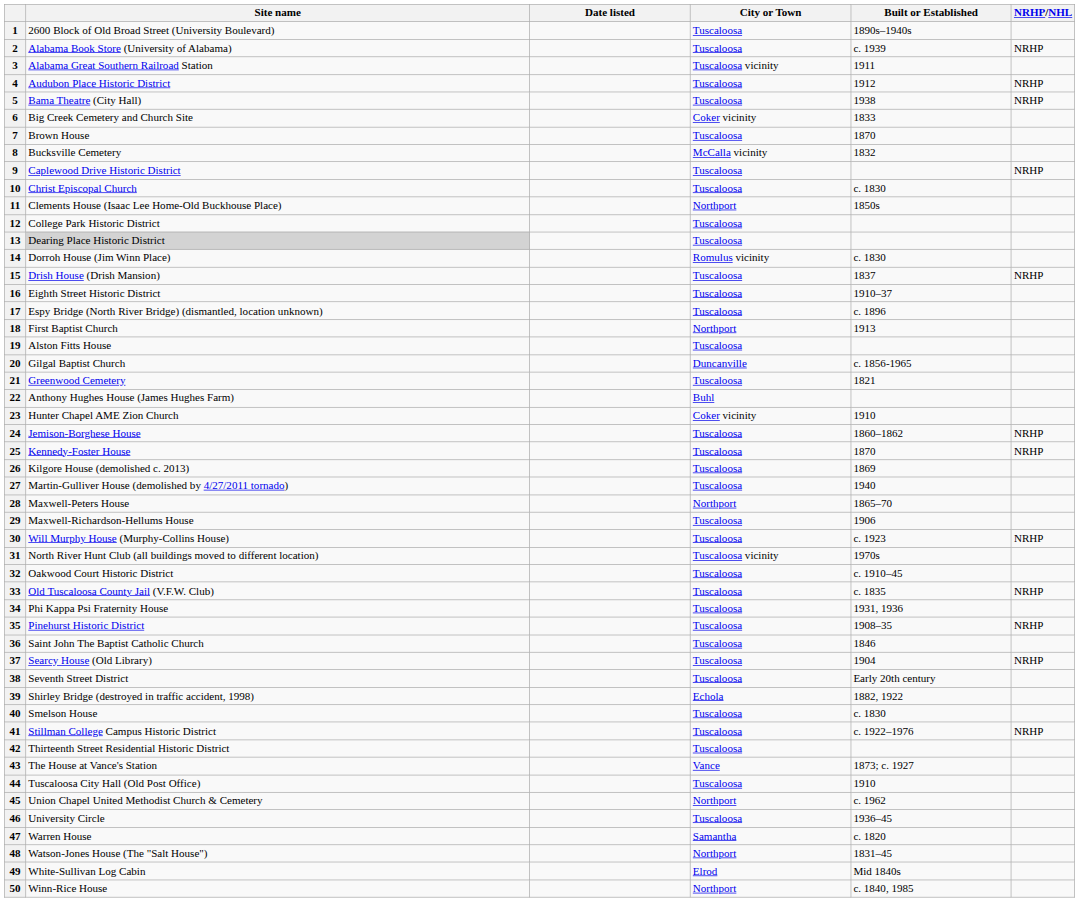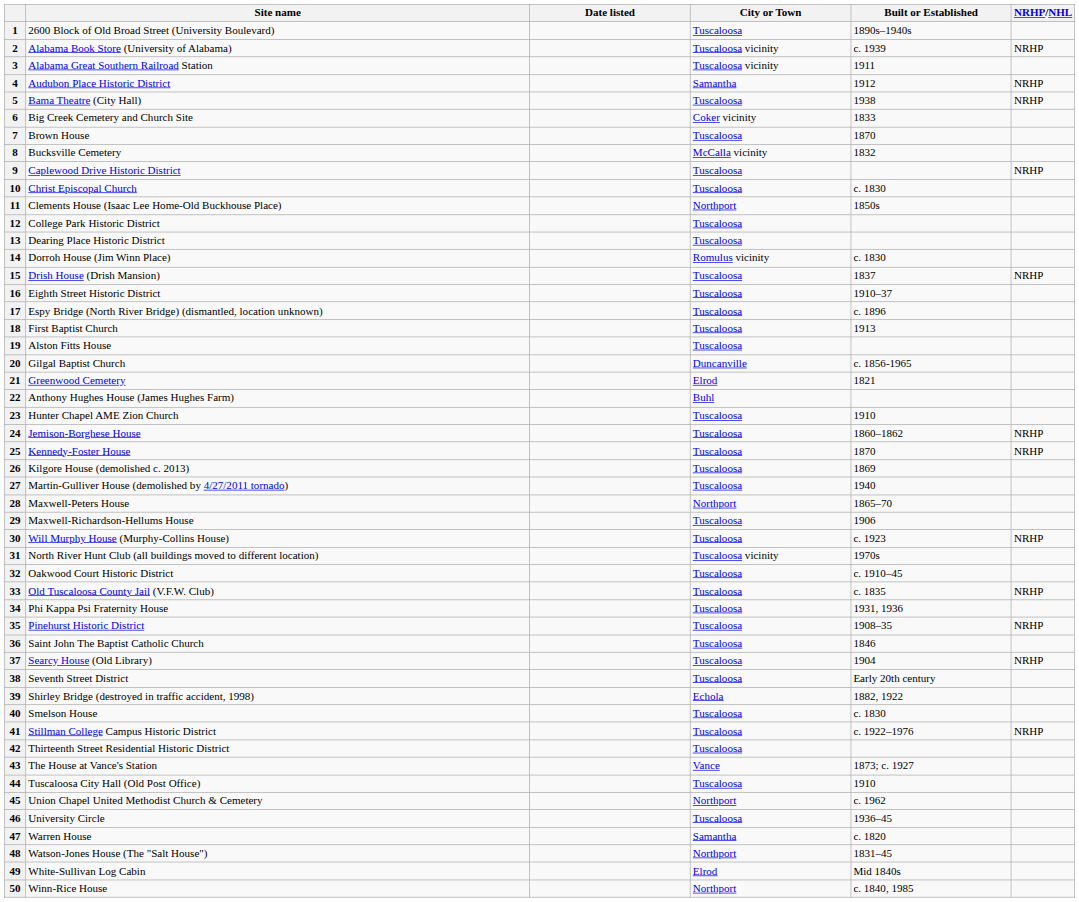(717, 48) Tuscaloosa -> (736, 48) Tuscaloosa vicinity
(717, 83) Tuscaloosa -> (715, 83) Samantha
(97, 240) lightgrey background -> (97, 240) no background
(715, 328) Northport -> (717, 328) Tuscaloosa
(717, 380) Tuscaloosa -> (705, 380) Elrod
(725, 415) Coker vicinity -> (717, 415) Tuscaloosa
